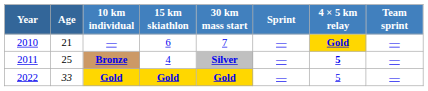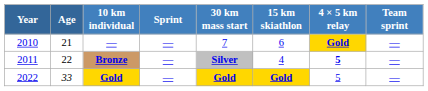columns swapped: (168, 19) <-> (281, 19)
(67, 60) 25 -> (67, 60) 22
